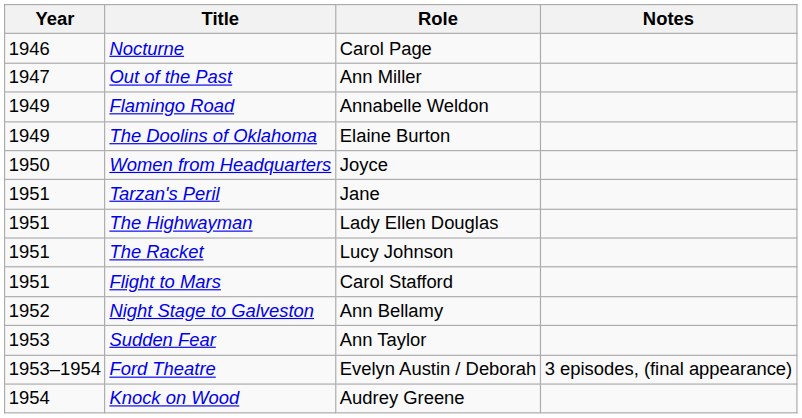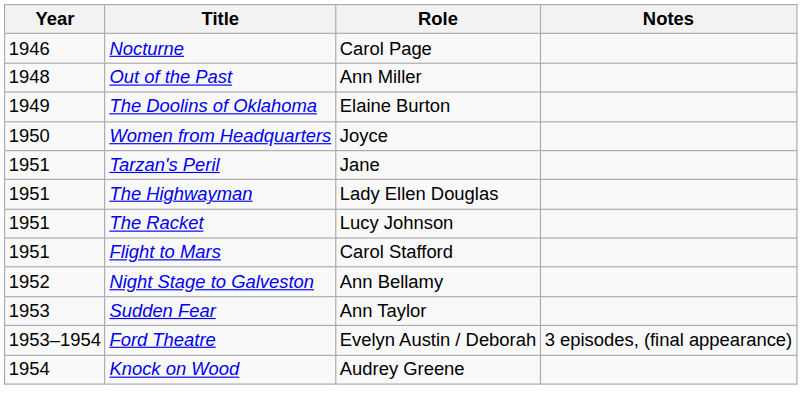(29, 77) 1947 -> (29, 77) 1948
- row: (172, 106)
